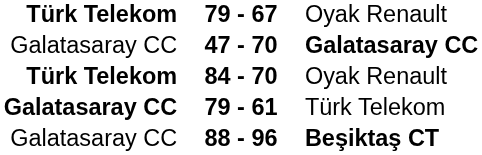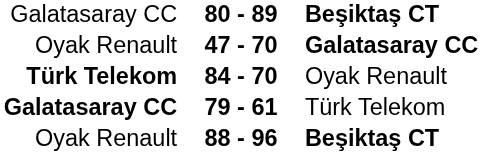- row: (241, 14)
+ row: (241, 14)
(94, 45) Galatasaray CC -> (106, 45) Oyak Renault
(94, 138) Galatasaray CC -> (106, 138) Oyak Renault
